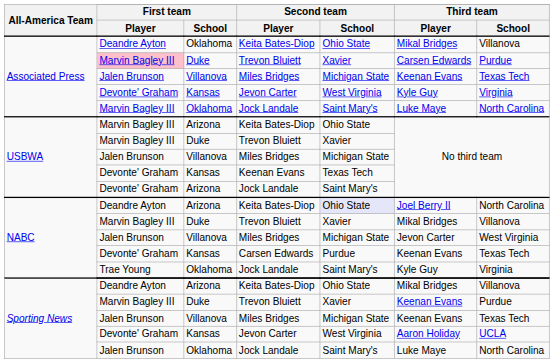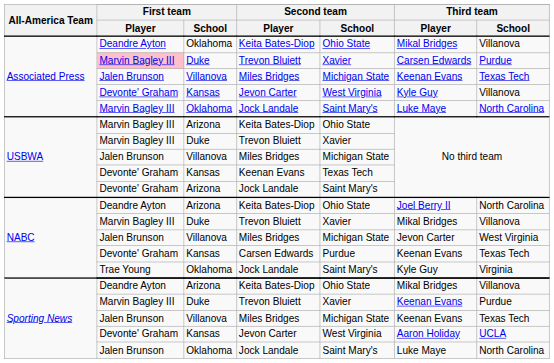(496, 92) Virginia -> (500, 92) Villanova
(346, 205) lavender background -> (346, 205) no background
